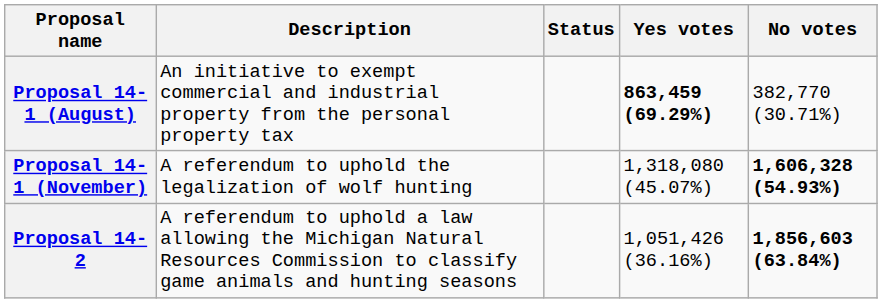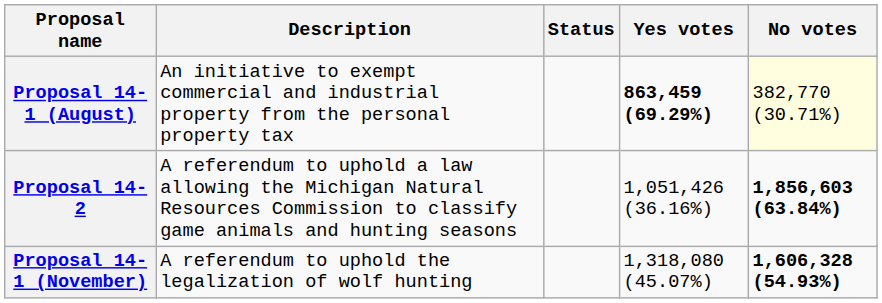(797, 104) no background -> (797, 104) lightyellow background
rows swapped: (80, 177) <-> (80, 250)
